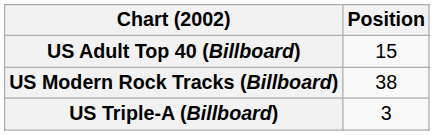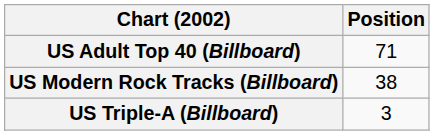(386, 51) 15 -> (386, 51) 71
